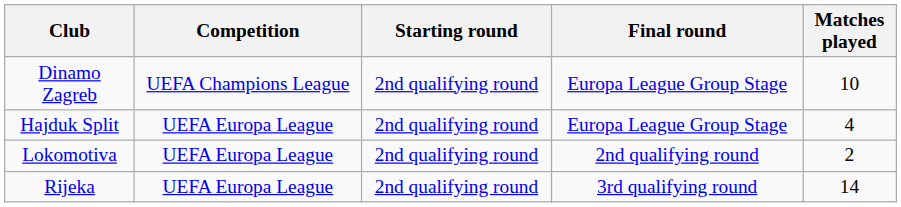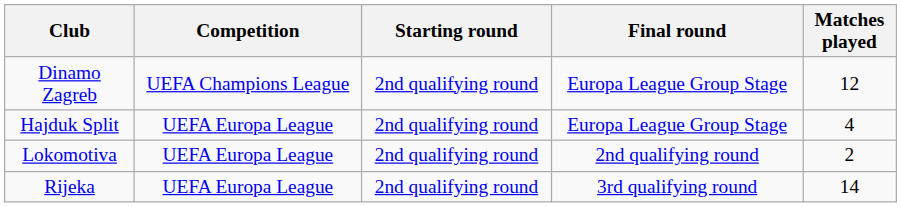(849, 83) 10 -> (849, 83) 12
